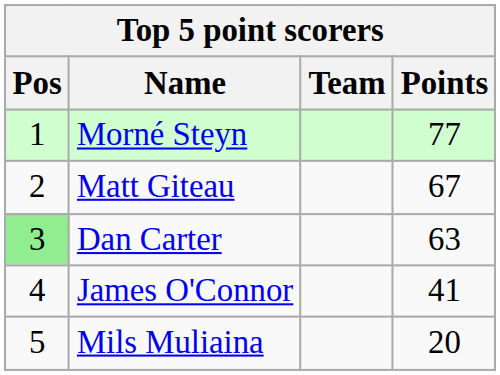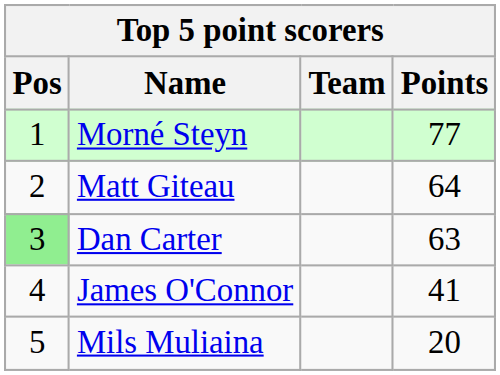(444, 186) 67 -> (444, 186) 64
